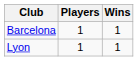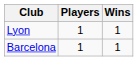rows swapped: (18, 47) <-> (31, 30)
